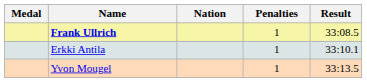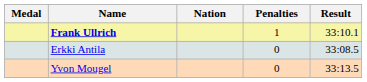(342, 32) 33:08.5 -> (342, 32) 33:10.1
(277, 50) 1 -> (277, 50) 0
(342, 50) 33:10.1 -> (342, 50) 33:08.5
(277, 68) 1 -> (277, 68) 0
